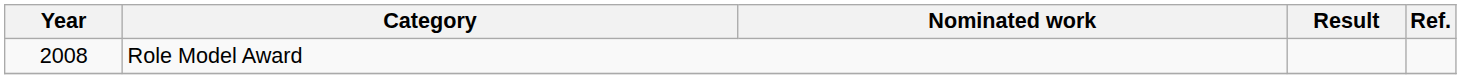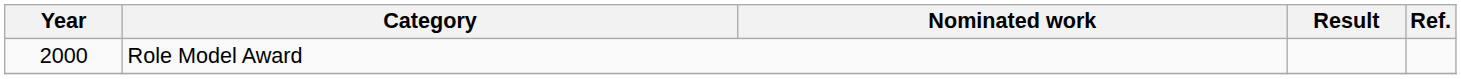(64, 55) 2008 -> (64, 55) 2000
